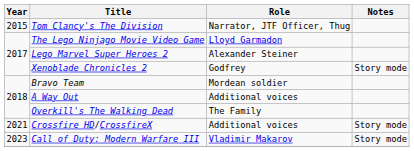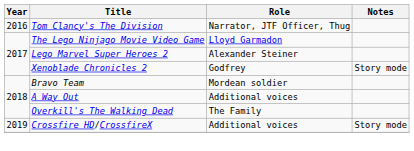(17, 26) 2015 -> (17, 26) 2016
(17, 125) 2021 -> (17, 125) 2019
- row: (115, 139)
